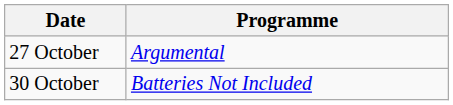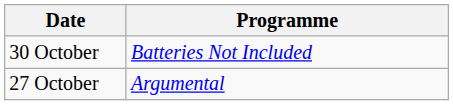rows swapped: (54, 52) <-> (54, 83)
